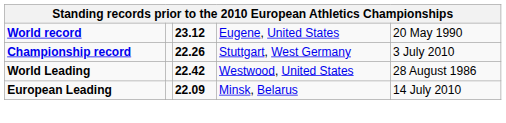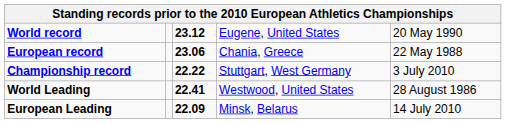+ row: (55, 52)
(190, 52) 22.26 -> (190, 71) 22.22
(190, 71) 22.42 -> (190, 90) 22.41
